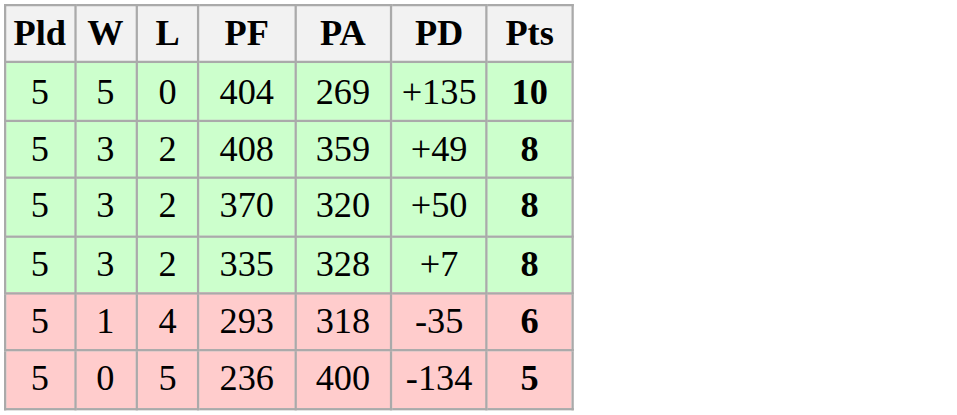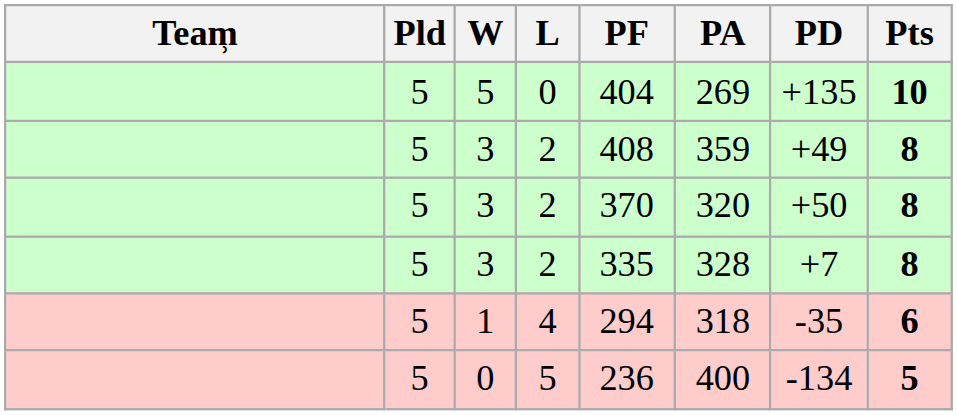+ column: (195, 33)
(247, 321) 293 -> (627, 321) 294
